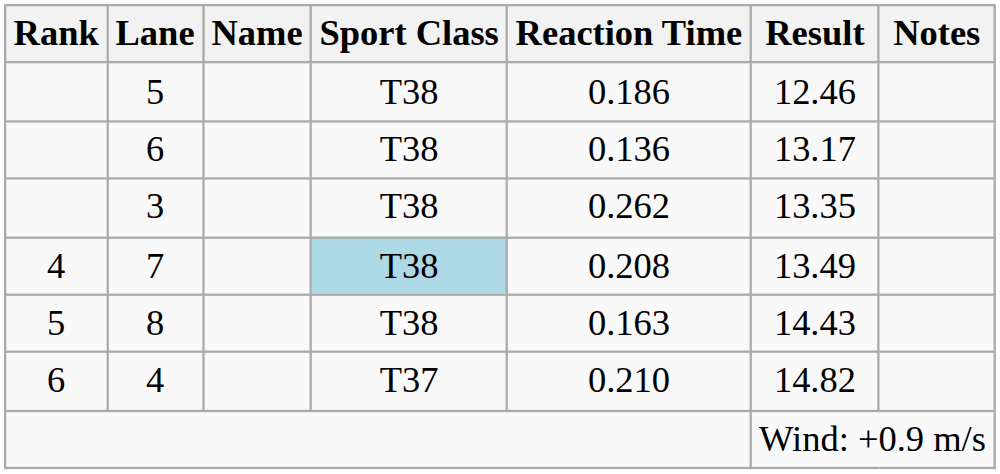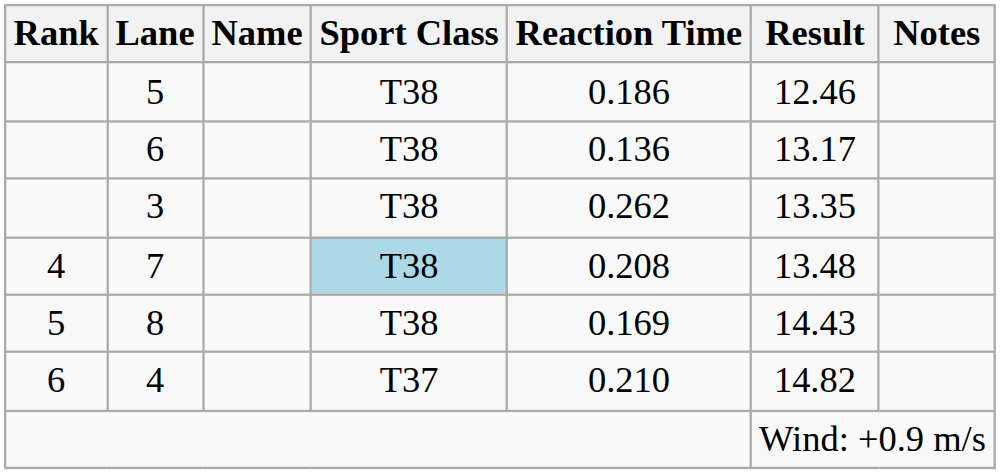(815, 264) 13.49 -> (815, 264) 13.48
(629, 322) 0.163 -> (629, 322) 0.169
